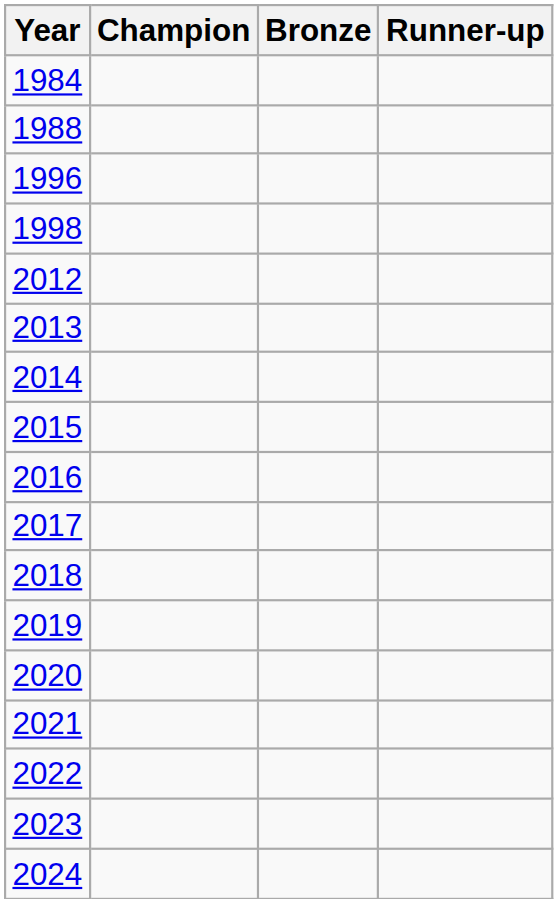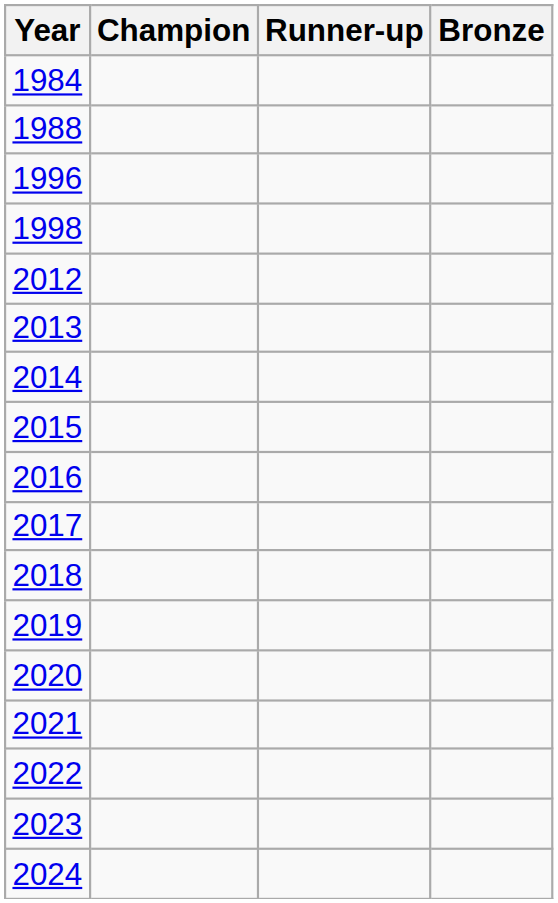columns swapped: (465, 30) <-> (318, 30)
